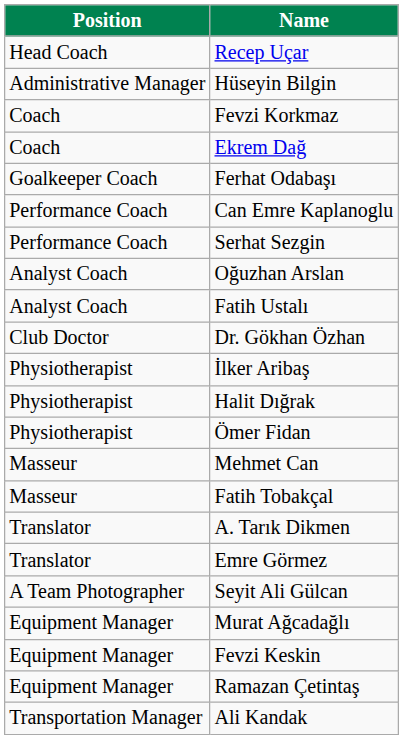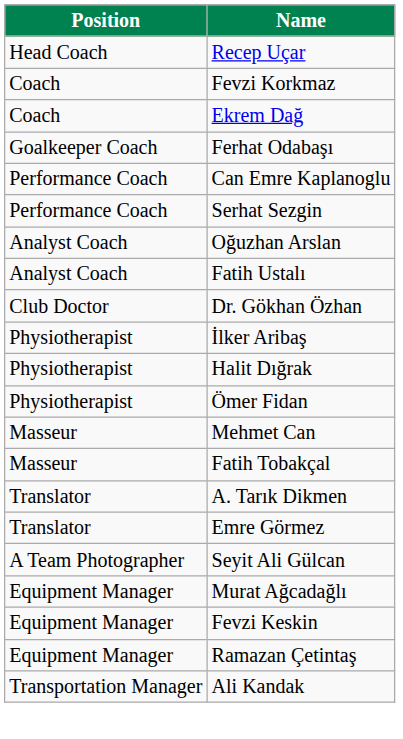- row: (275, 83)
